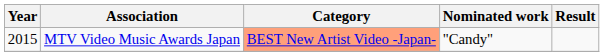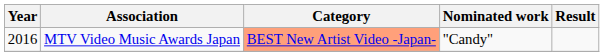(23, 39) 2015 -> (23, 39) 2016
